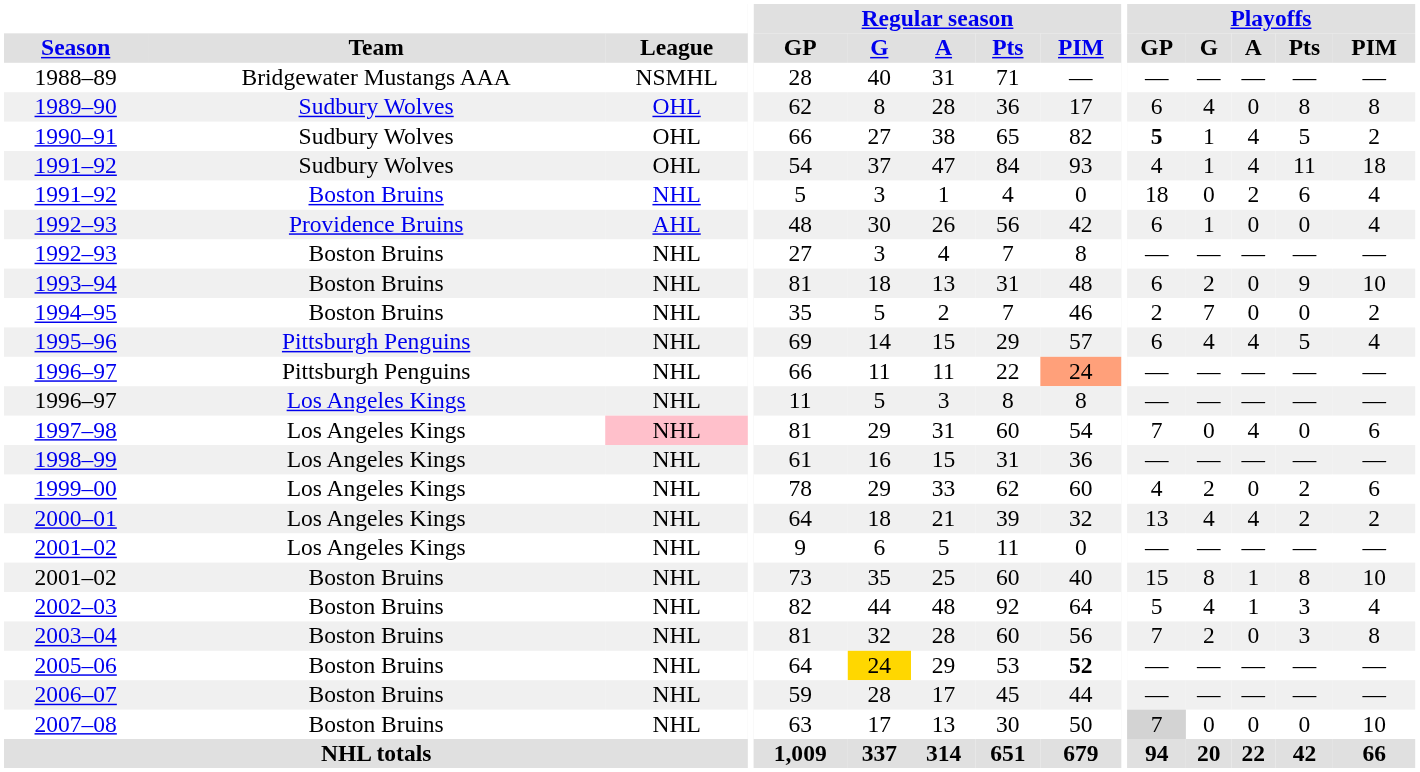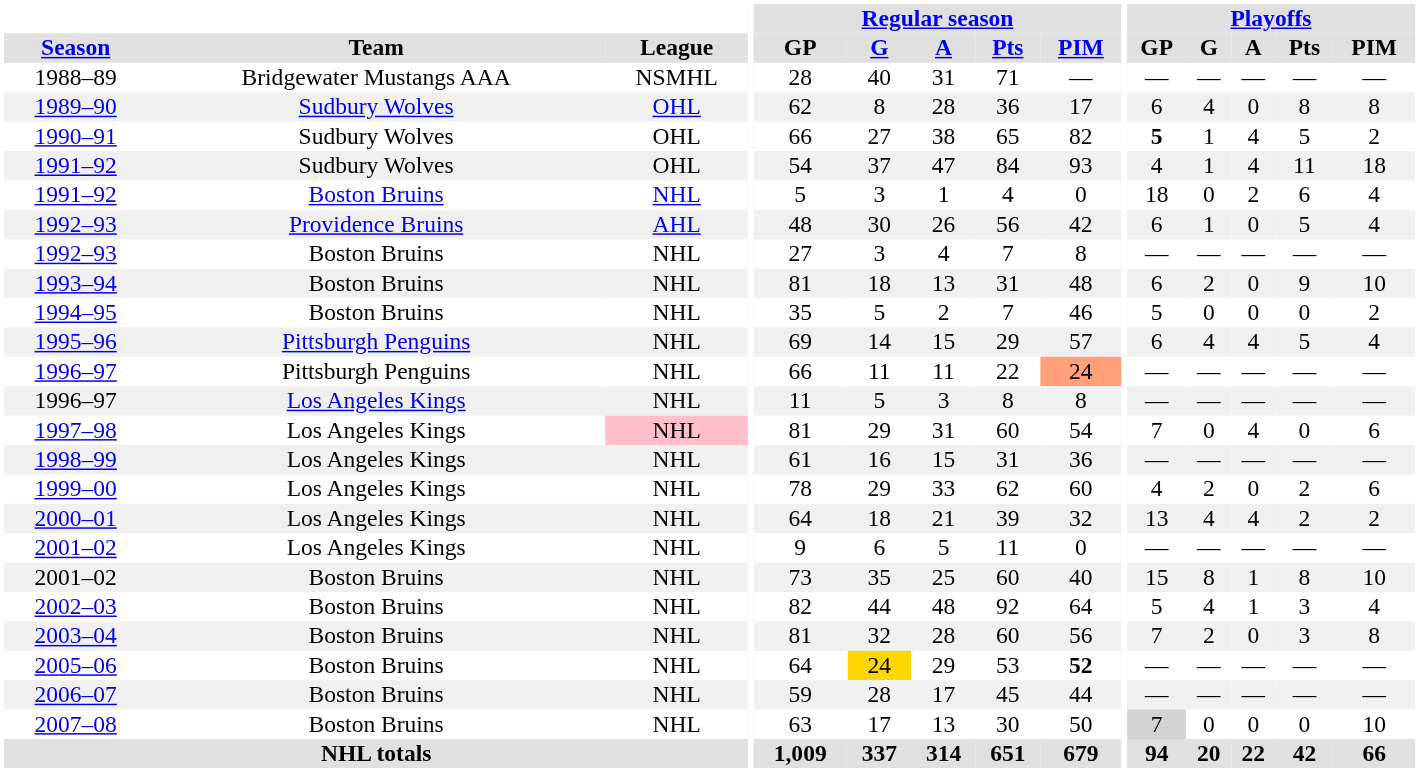(1304, 224) 0 -> (1304, 224) 5
(1157, 312) 2 -> (1157, 312) 5
(1209, 312) 7 -> (1209, 312) 0
